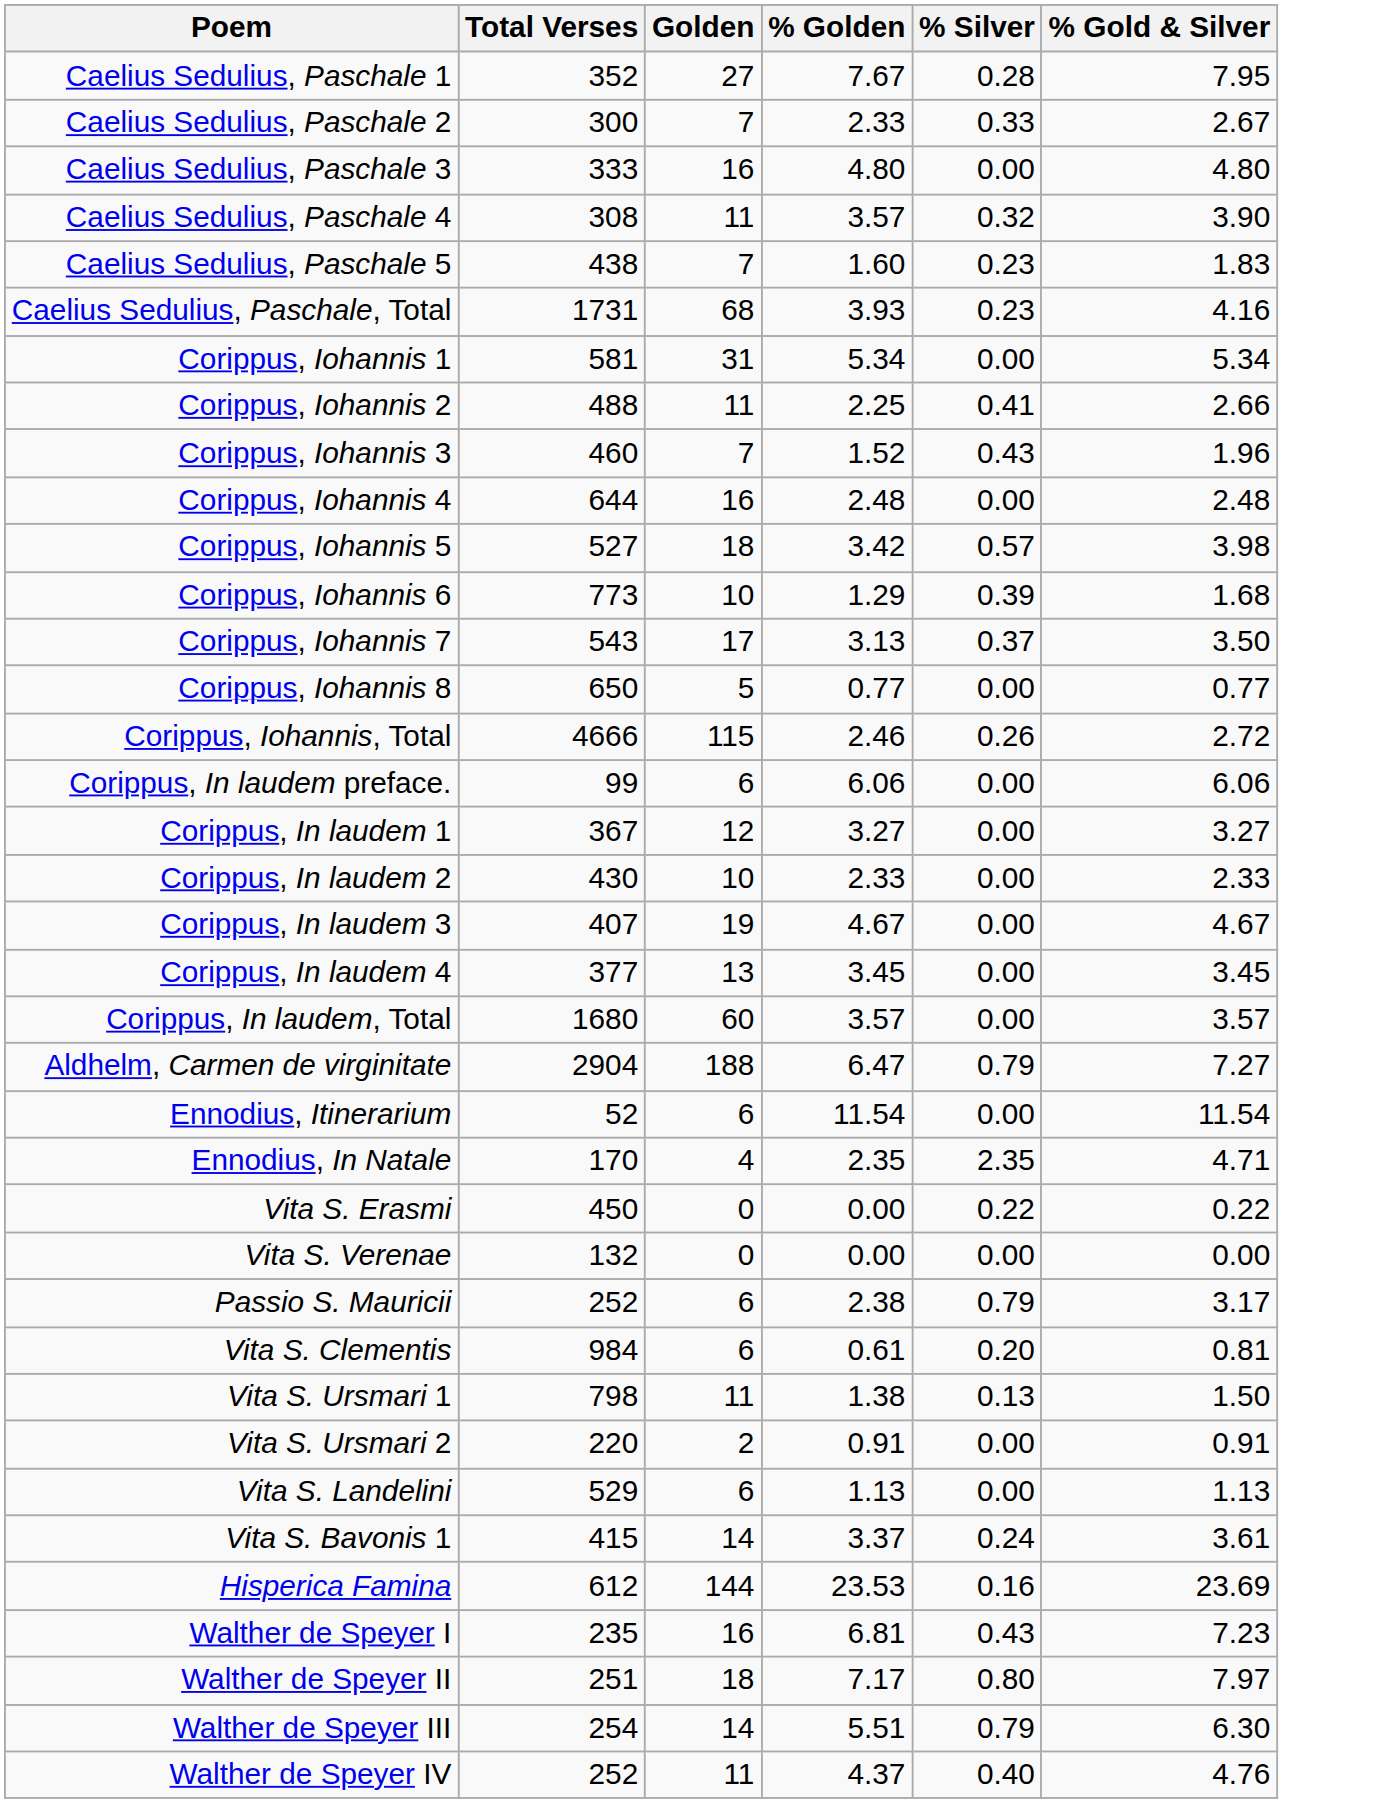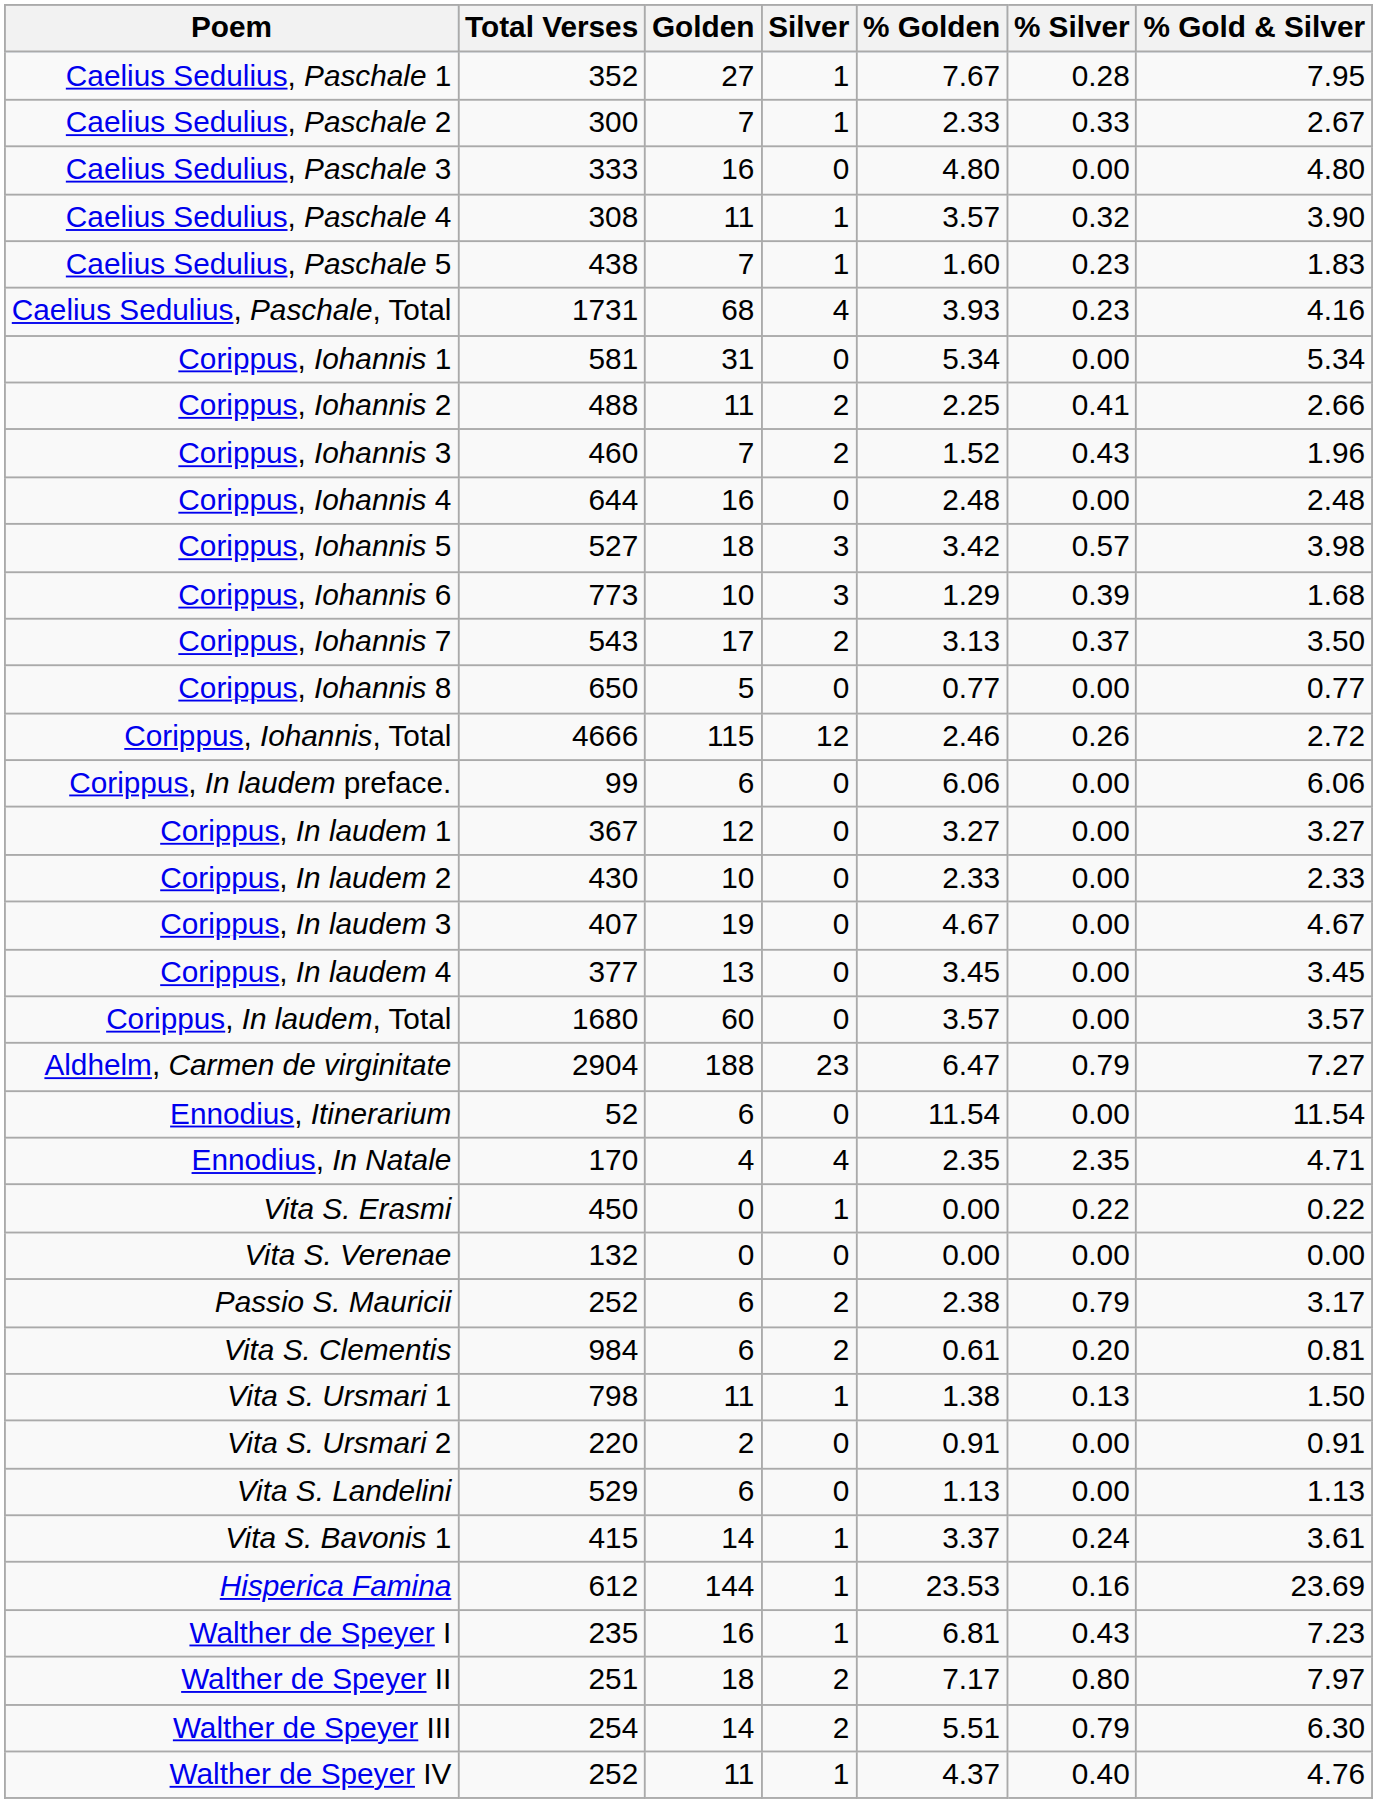+ column: (809, 28)
